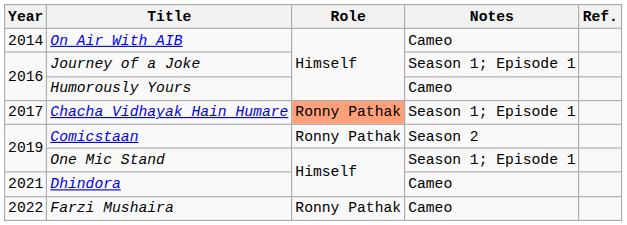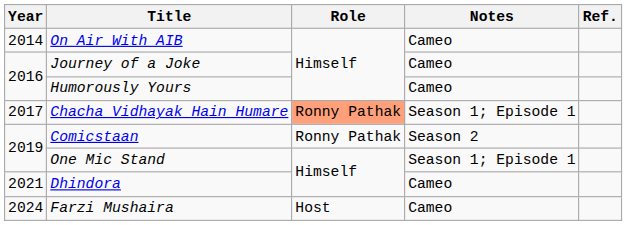(492, 64) Season 1; Episode 1 -> (430, 64) Cameo
(26, 208) 2022 -> (26, 208) 2024
(348, 208) Ronny Pathak -> (313, 208) Host
